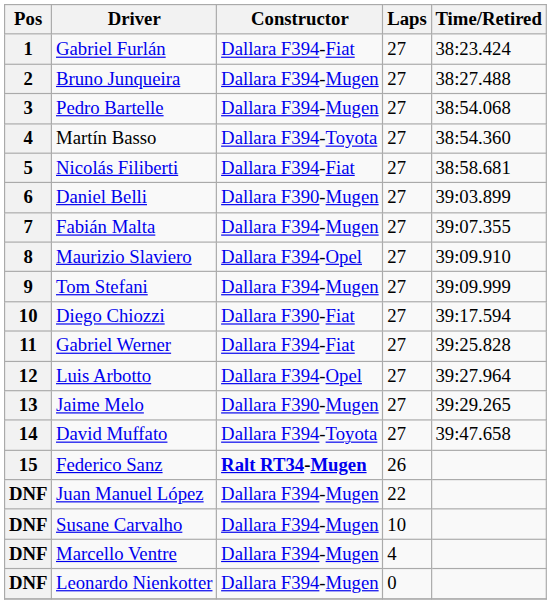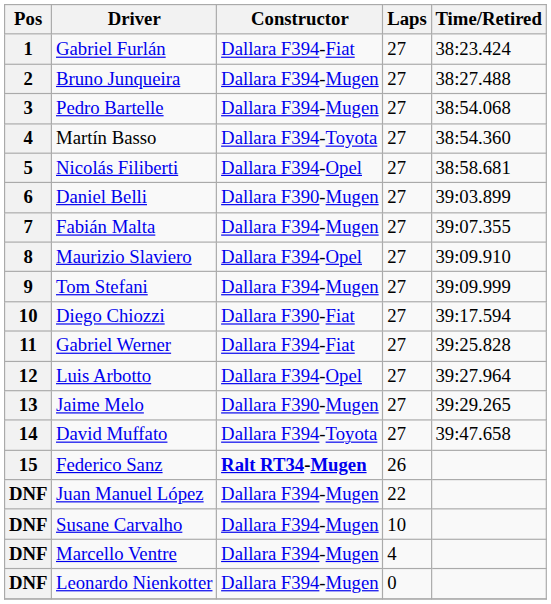(288, 167) Dallara F394-Fiat -> (292, 167) Dallara F394-Opel
